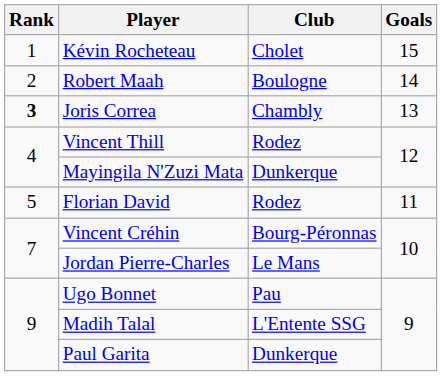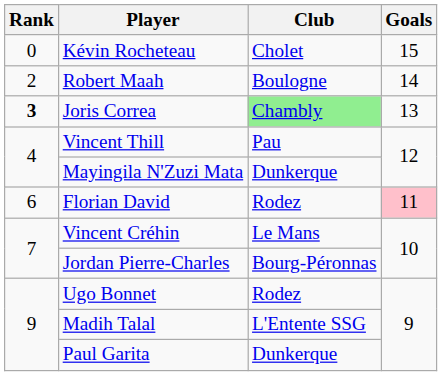(31, 50) 1 -> (31, 50) 0
(287, 111) no background -> (287, 111) lightgreen background
(277, 141) Rodez -> (266, 141) Pau
(31, 202) 5 -> (31, 202) 6
(409, 202) no background -> (409, 202) pink background
(314, 232) Bourg-Péronnas -> (286, 232) Le Mans
(286, 263) Le Mans -> (314, 263) Bourg-Péronnas
(266, 293) Pau -> (277, 293) Rodez
